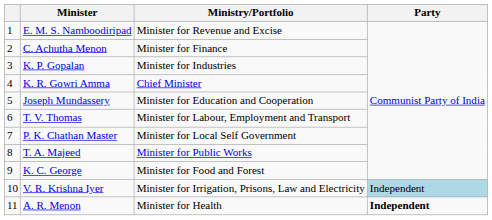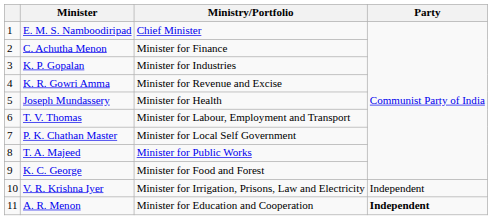(209, 30) Minister for Revenue and Excise -> (169, 30) Chief Minister
(169, 83) Chief Minister -> (209, 83) Minister for Revenue and Excise
(225, 100) Minister for Education and Cooperation -> (179, 100) Minister for Health
(397, 188) lightblue background -> (397, 188) no background
(179, 205) Minister for Health -> (225, 205) Minister for Education and Cooperation
